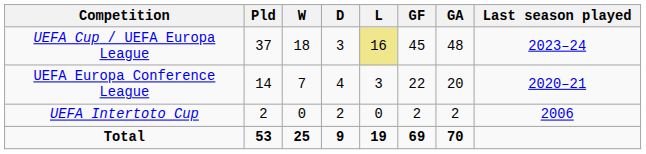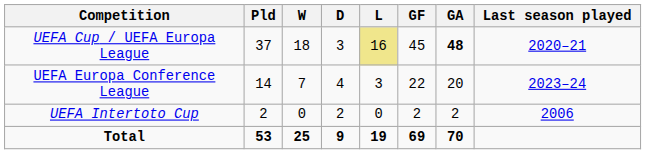(455, 46) normal -> (455, 46) bold
(557, 46) 2023–24 -> (557, 46) 2020–21
(557, 85) 2020–21 -> (557, 85) 2023–24
